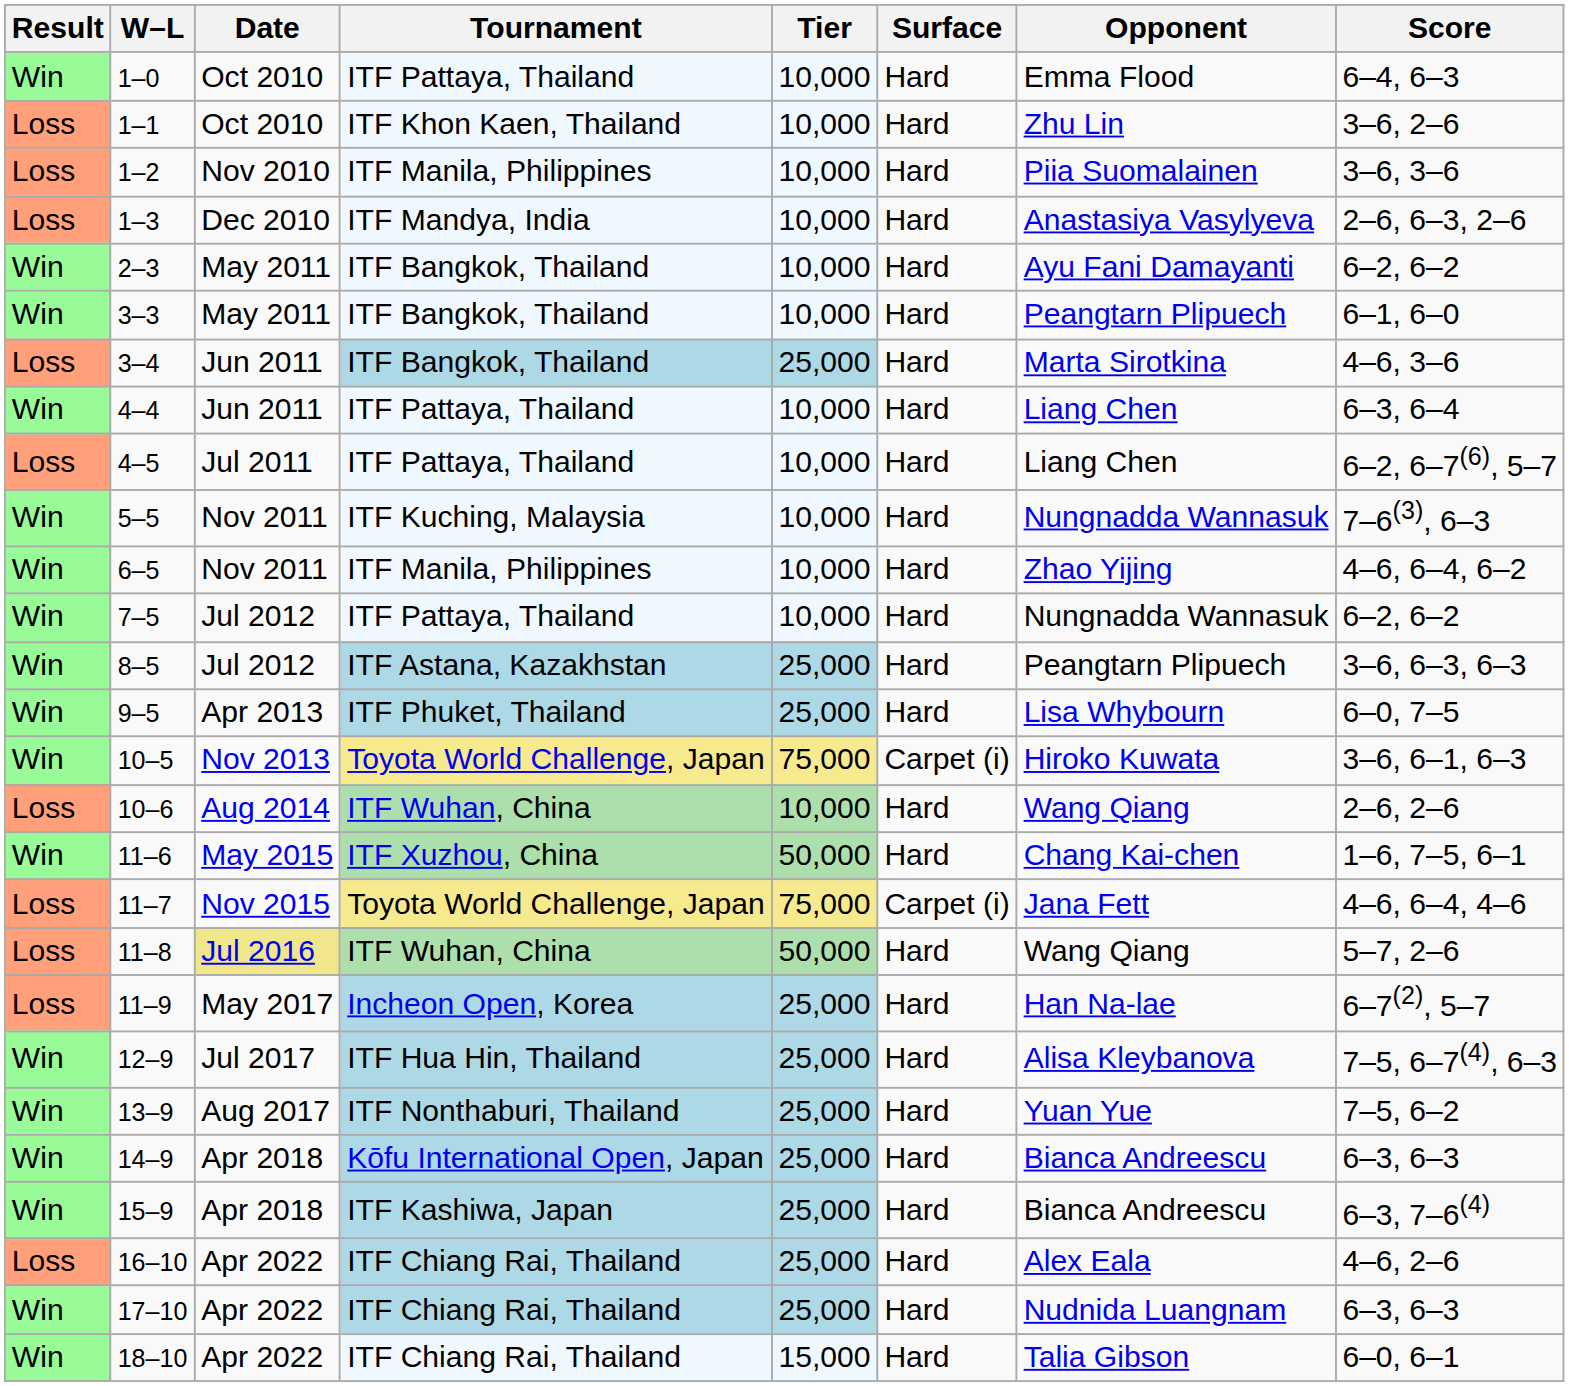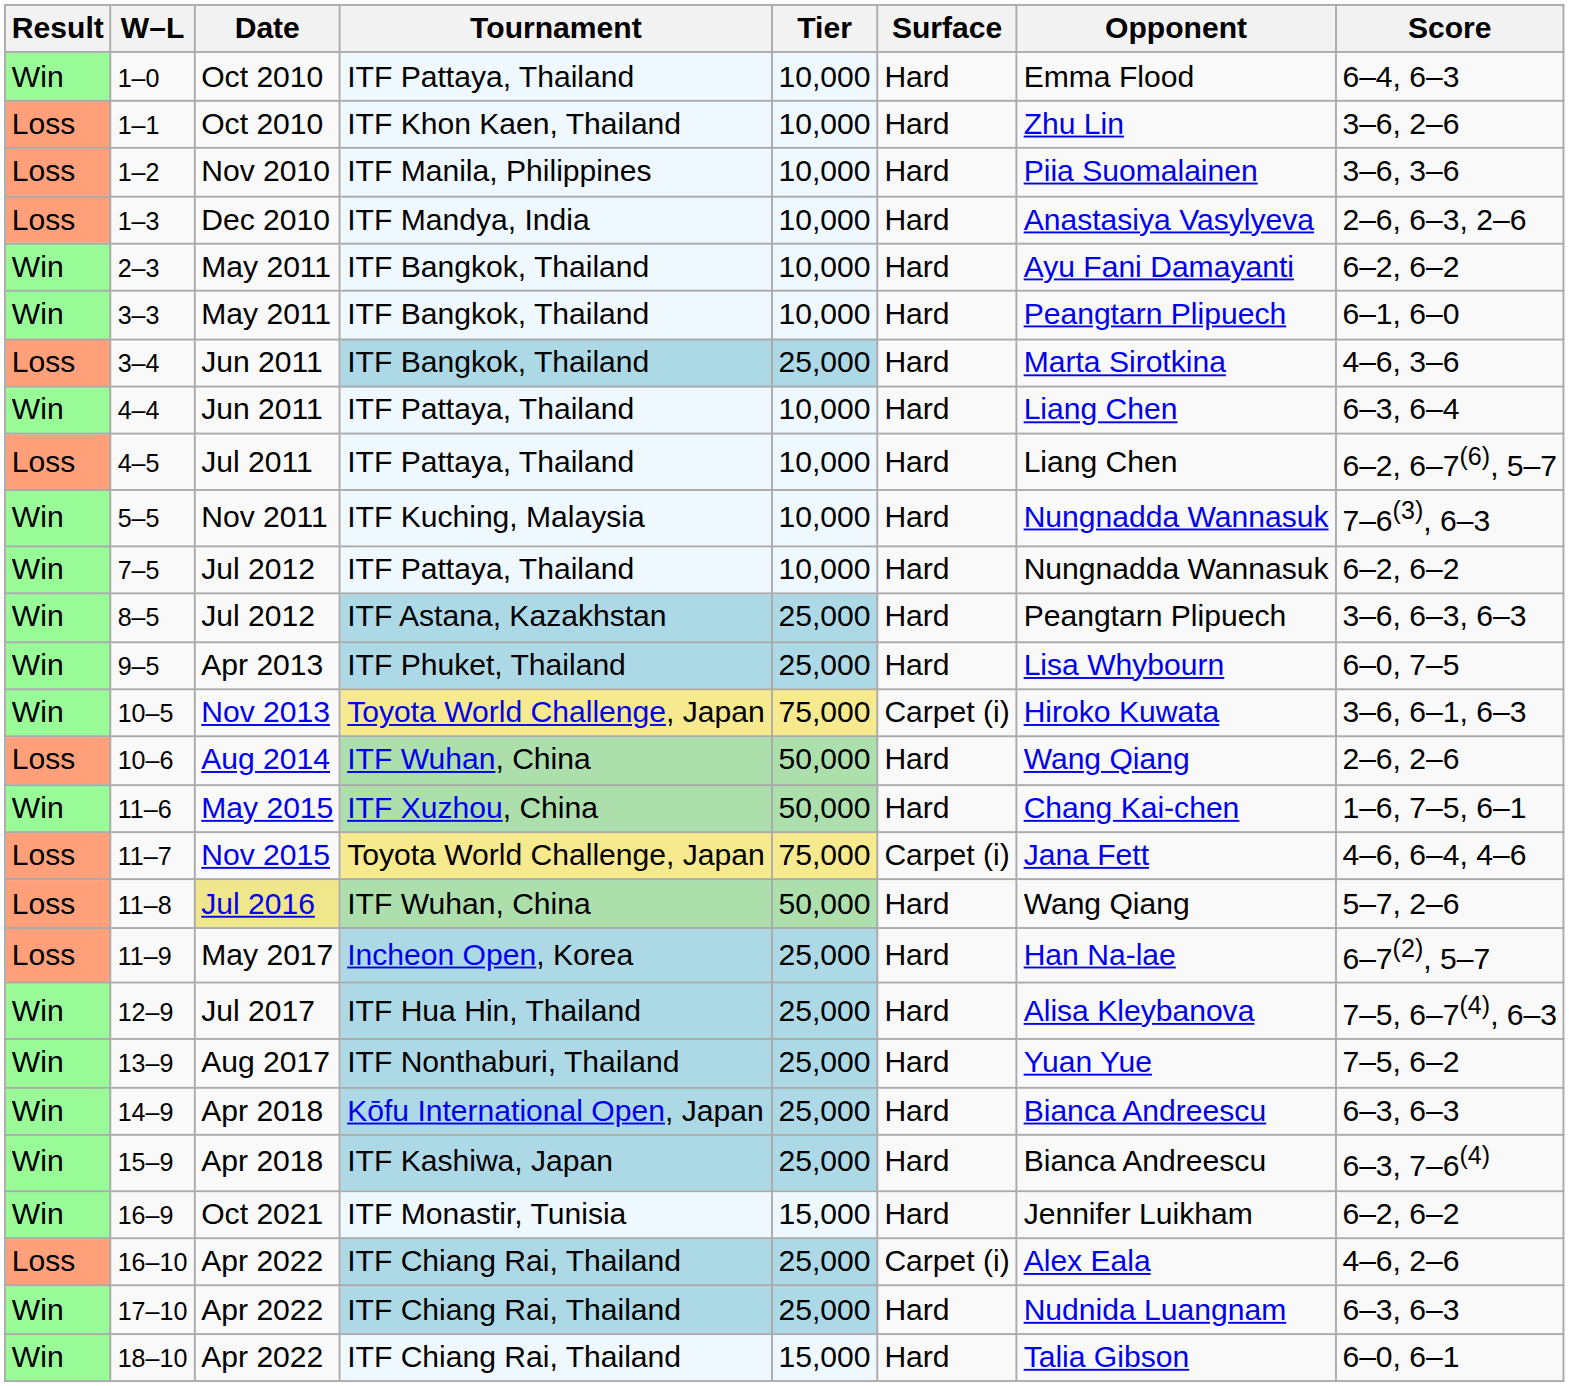- row: (139, 571)
(825, 807) 10,000 -> (825, 760) 50,000
+ row: (146, 1215)
(917, 1261) Hard -> (947, 1261) Carpet (i)
